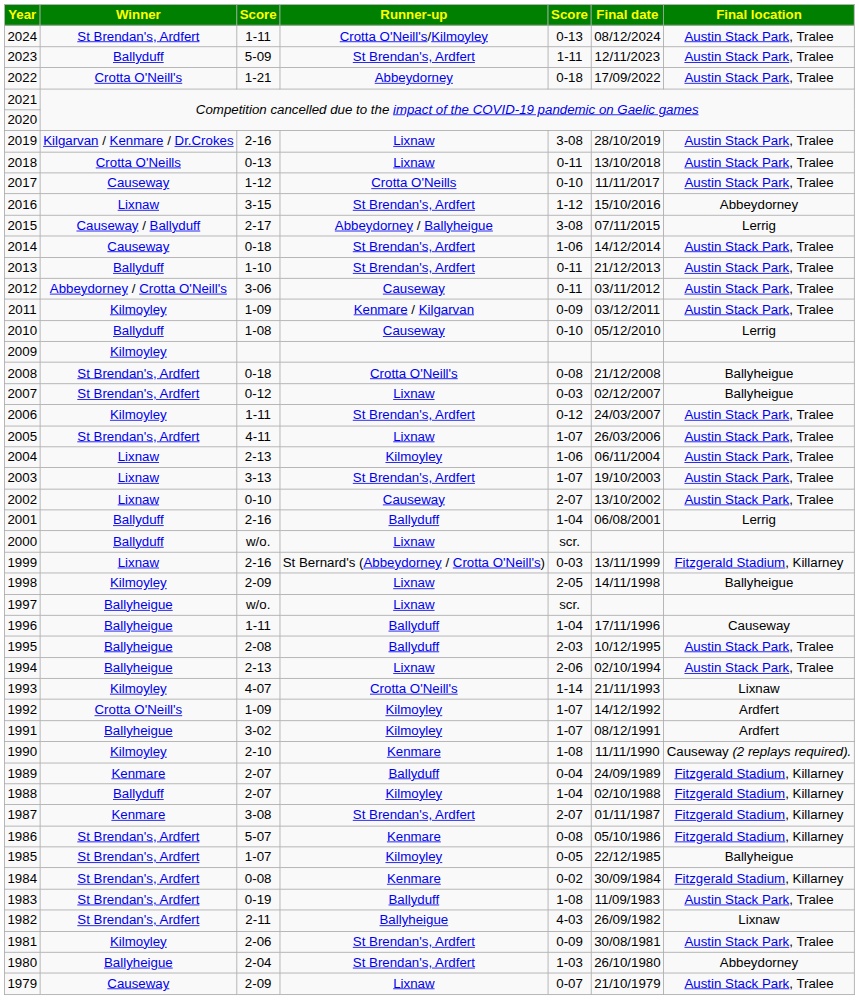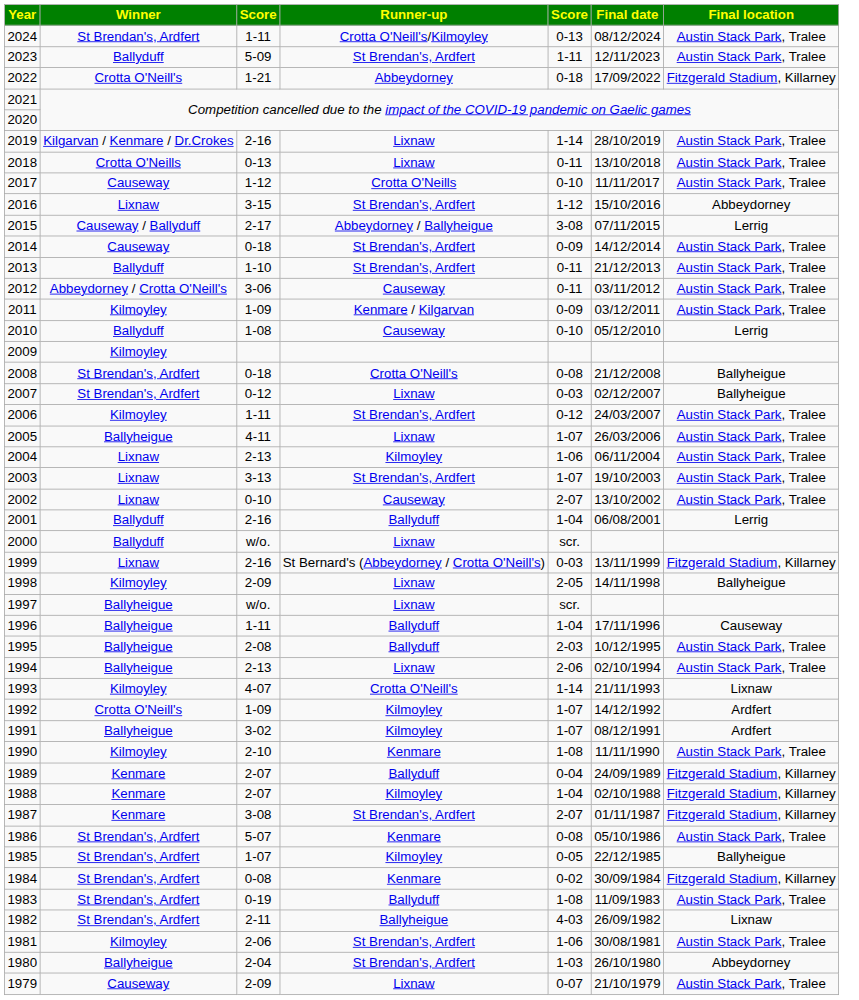(759, 78) Austin Stack Park, Tralee -> (751, 78) Fitzgerald Stadium, Killarney
(570, 141) 3-08 -> (570, 141) 1-14
(570, 246) 1-06 -> (570, 246) 0-09
(138, 436) St Brendan's, Ardfert -> (138, 436) Ballyheigue
(759, 752) Causeway (2 replays required). -> (751, 752) Austin Stack Park, Tralee
(138, 794) Ballyduff -> (138, 794) Kenmare
(759, 836) Fitzgerald Stadium, Killarney -> (751, 836) Austin Stack Park, Tralee
(570, 941) 0-09 -> (570, 941) 1-06
